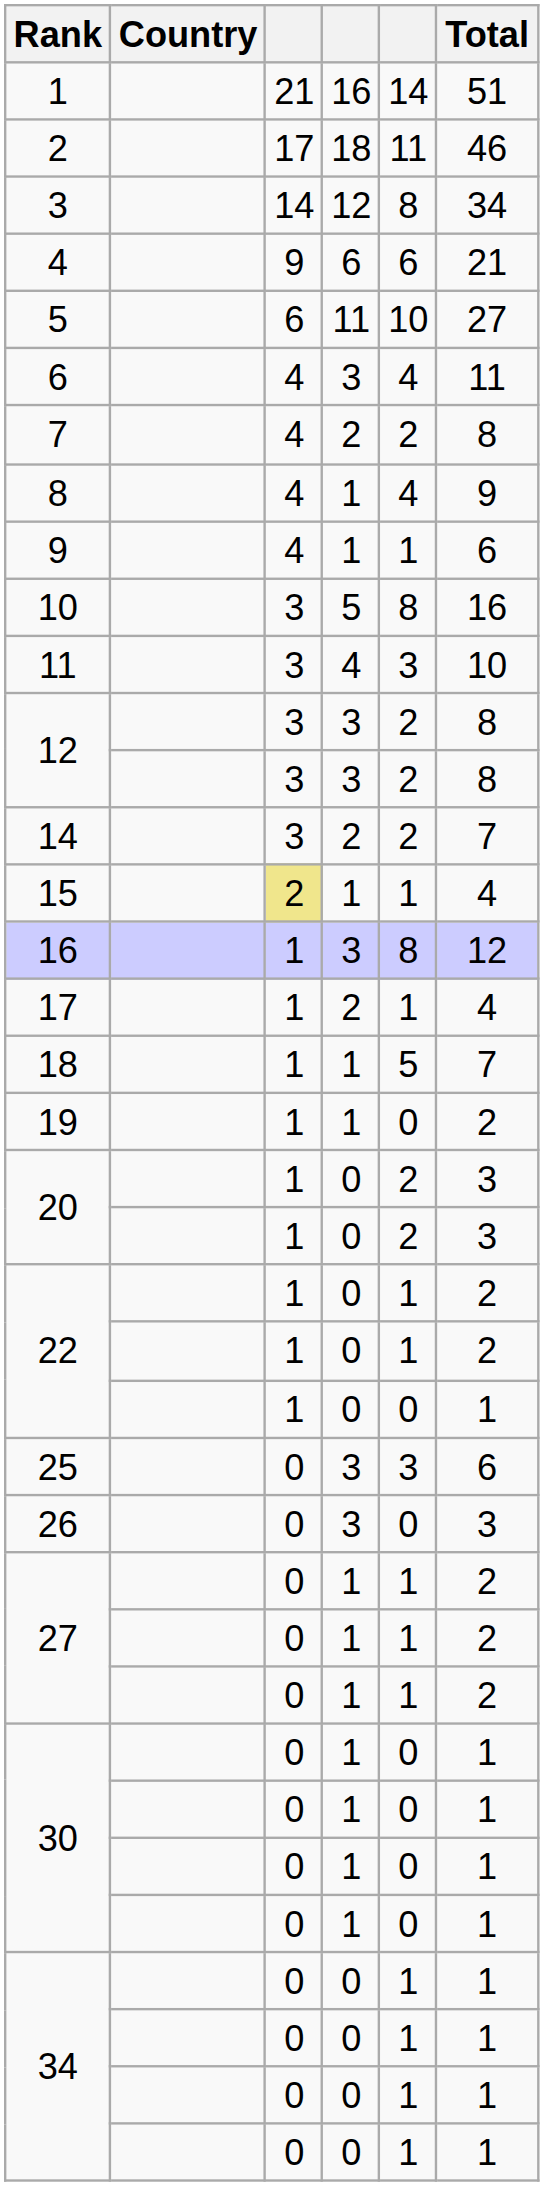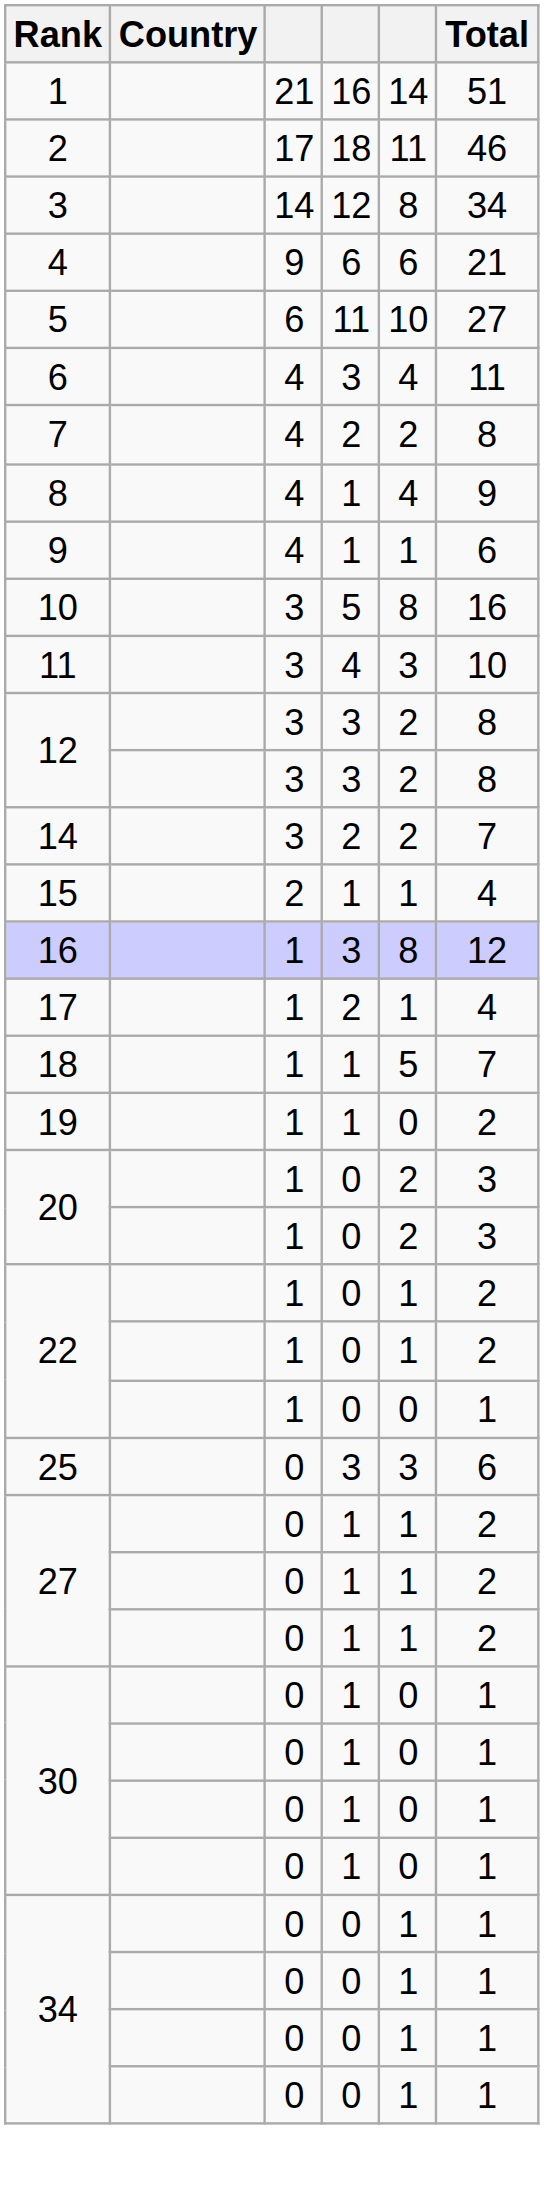(294, 893) khaki background -> (294, 893) no background
- row: (58, 1523)
